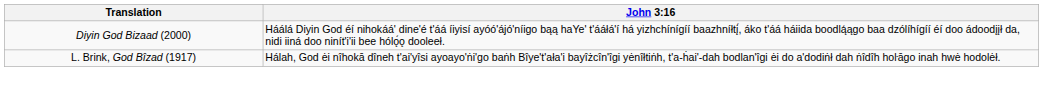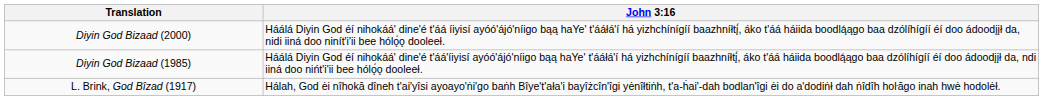+ row: (134, 64)
